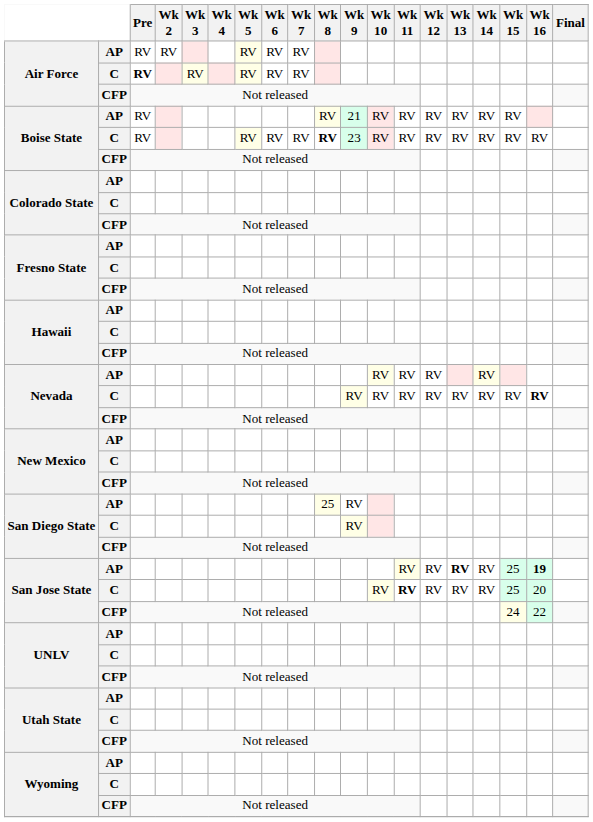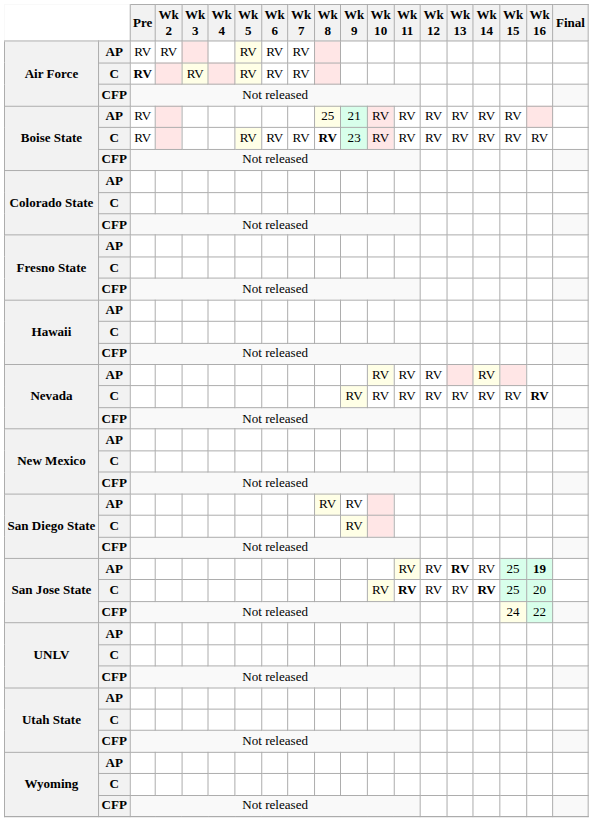(328, 116) RV -> (328, 116) 25
(328, 504) 25 -> (328, 504) RV
(487, 590) normal -> (487, 590) bold
